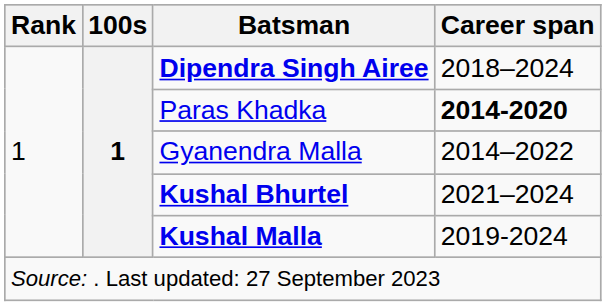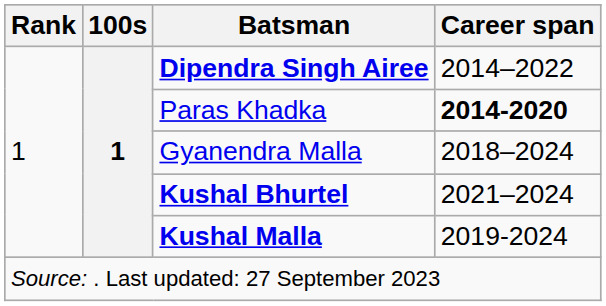(507, 67) 2018–2024 -> (507, 67) 2014–2022
(507, 151) 2014–2022 -> (507, 151) 2018–2024
